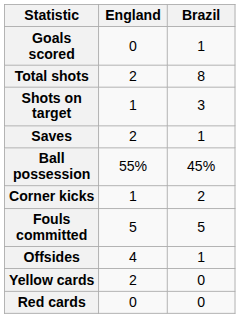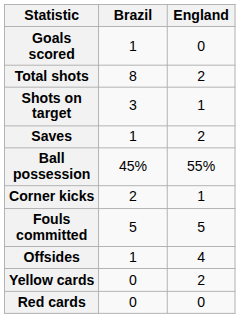columns swapped: (133, 15) <-> (201, 15)
